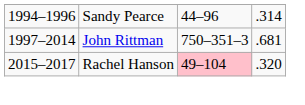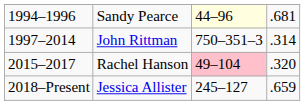(200, 16) no background -> (214, 16) lightyellow background
(269, 16) .314 -> (283, 16) .681
(269, 40) .681 -> (283, 40) .314
+ row: (142, 87)
